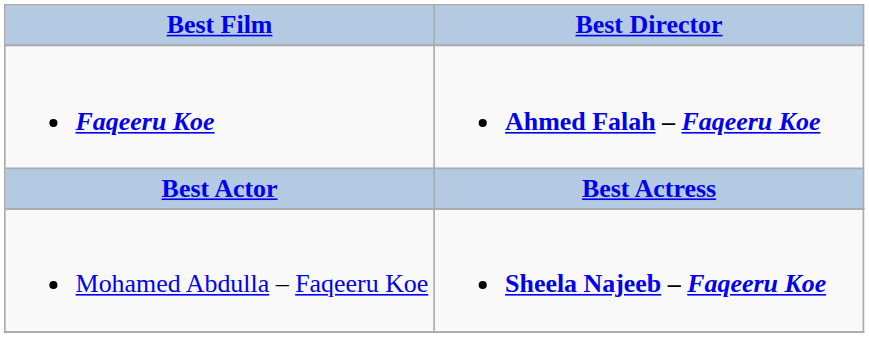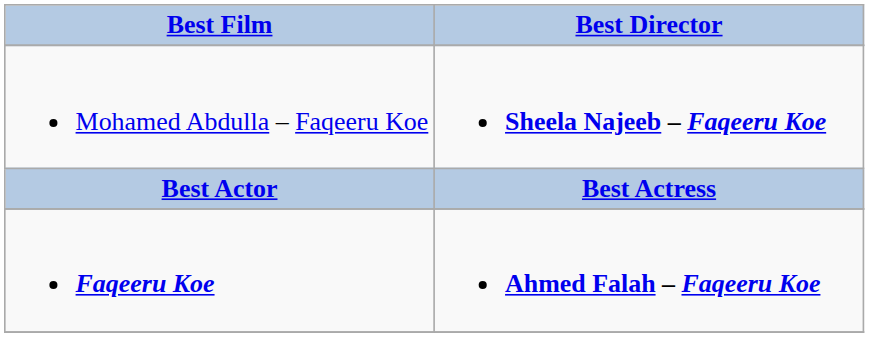rows swapped: (220, 122) <-> (220, 285)
